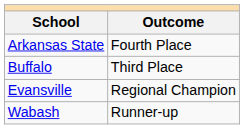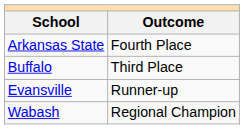(173, 90) Regional Champion -> (145, 90) Runner-up
(145, 112) Runner-up -> (173, 112) Regional Champion
